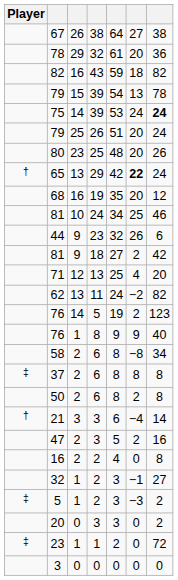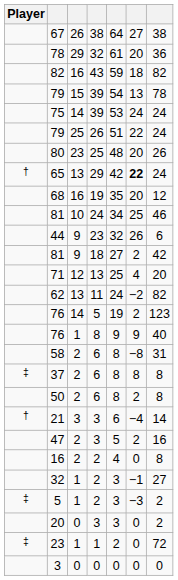(159, 113) bold -> (159, 113) normal
(136, 133) 20 -> (136, 133) 22
(159, 354) 34 -> (159, 354) 31
